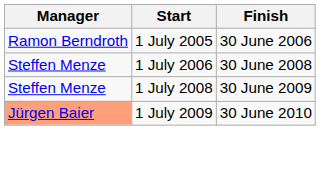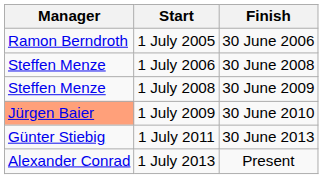+ row: (176, 137)
+ row: (176, 161)
